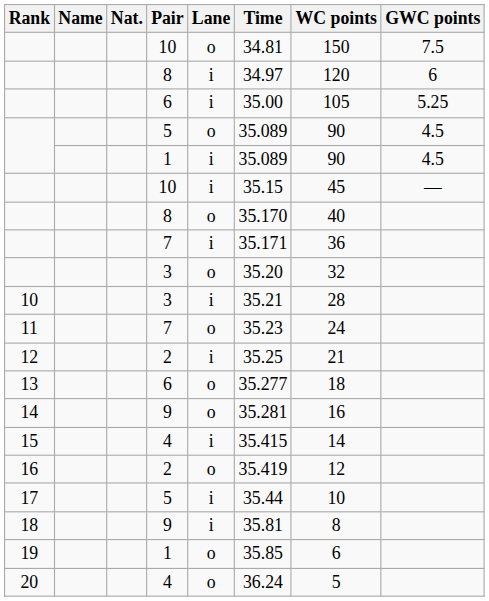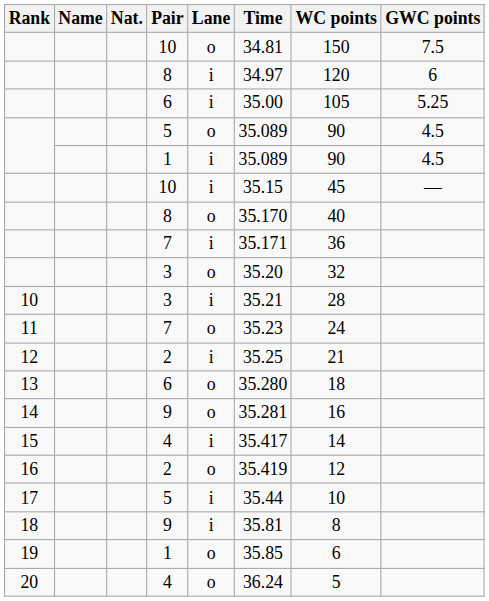(263, 384) 35.277 -> (263, 384) 35.280
(263, 441) 35.415 -> (263, 441) 35.417
